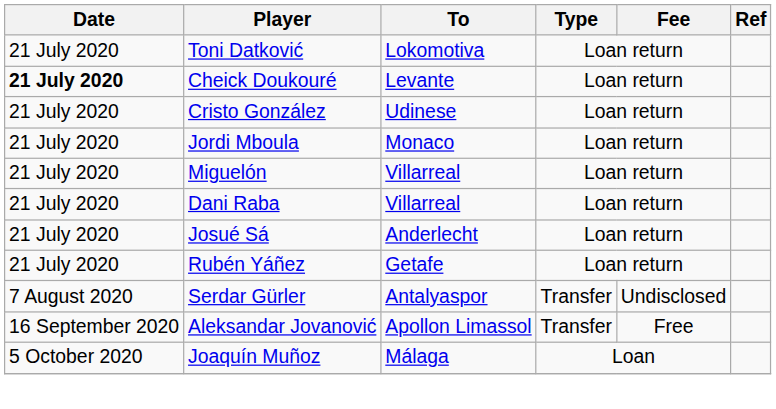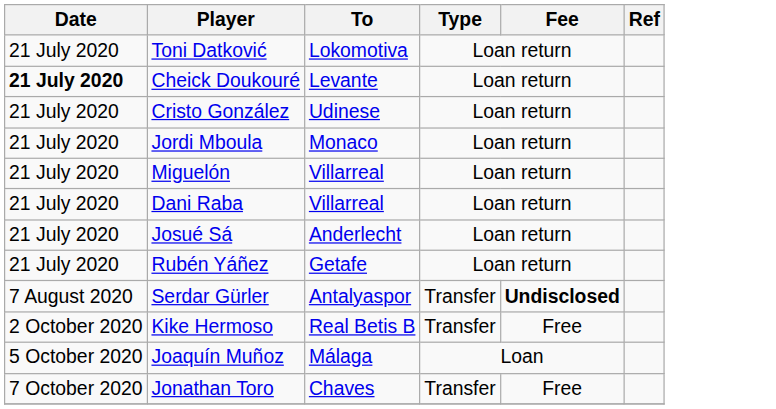(674, 296) normal -> (562, 296) bold
- row: (282, 326)
+ row: (212, 326)
+ row: (213, 388)
